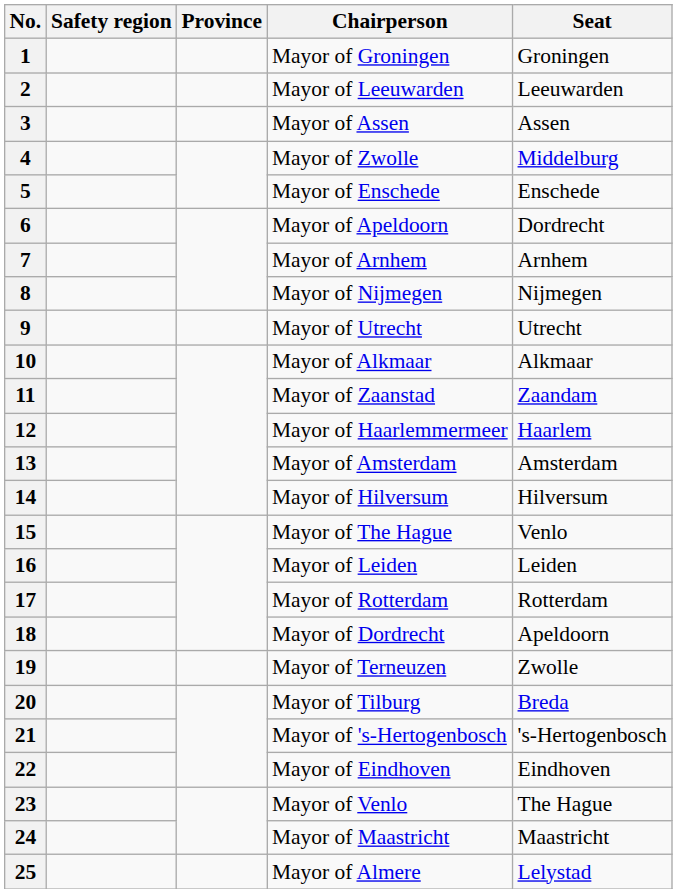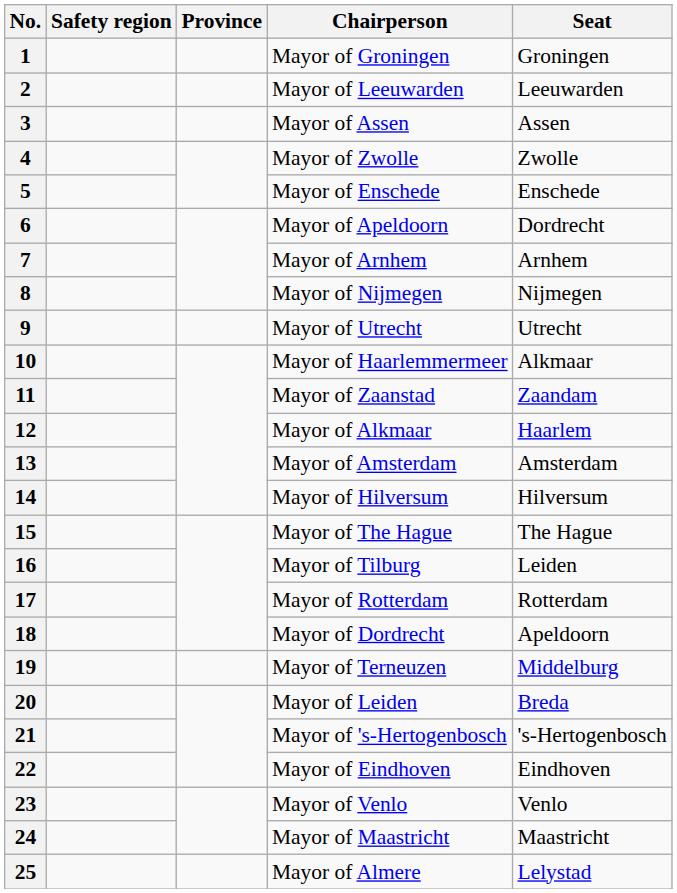(568, 157) Middelburg -> (548, 157) Zwolle
(352, 361) Mayor of Alkmaar -> (390, 361) Mayor of Haarlemmermeer
(390, 429) Mayor of Haarlemmermeer -> (352, 429) Mayor of Alkmaar
(543, 531) Venlo -> (565, 531) The Hague
(345, 565) Mayor of Leiden -> (346, 565) Mayor of Tilburg
(548, 667) Zwolle -> (568, 667) Middelburg
(346, 701) Mayor of Tilburg -> (345, 701) Mayor of Leiden
(565, 803) The Hague -> (543, 803) Venlo
